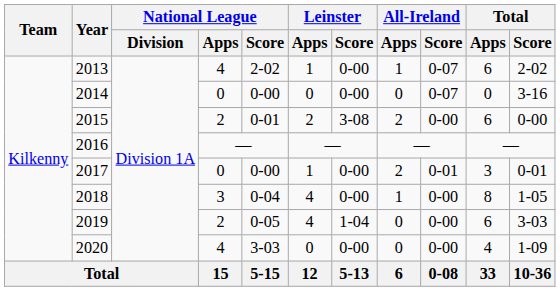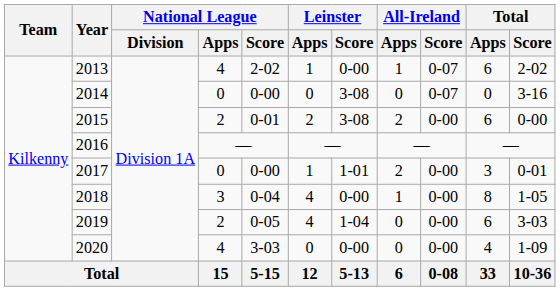(354, 94) 0-00 -> (354, 94) 3-08
(354, 171) 0-00 -> (354, 171) 1-01
(443, 171) 0-01 -> (443, 171) 0-00
